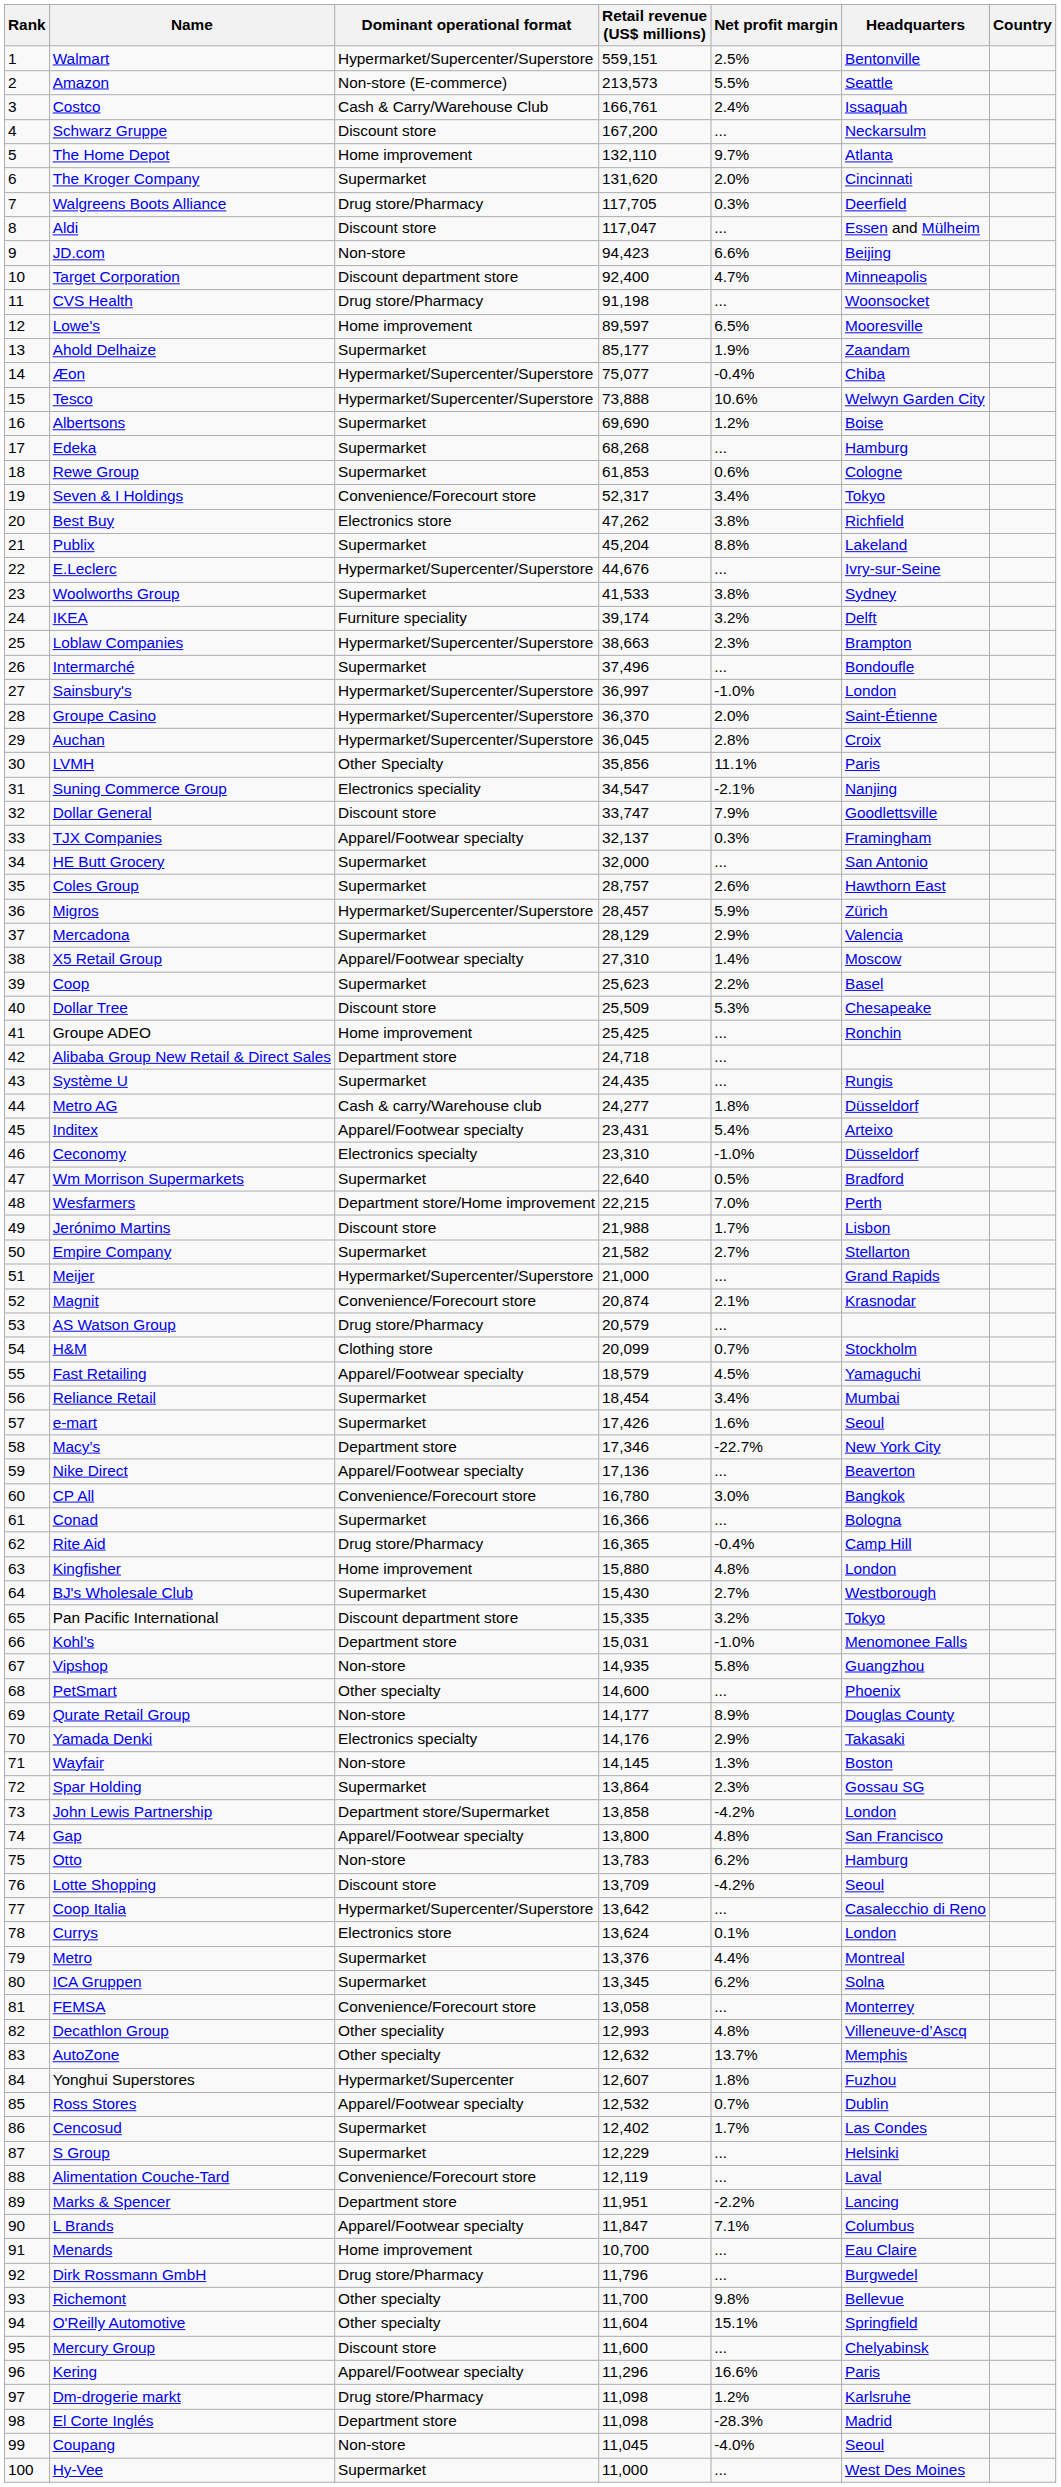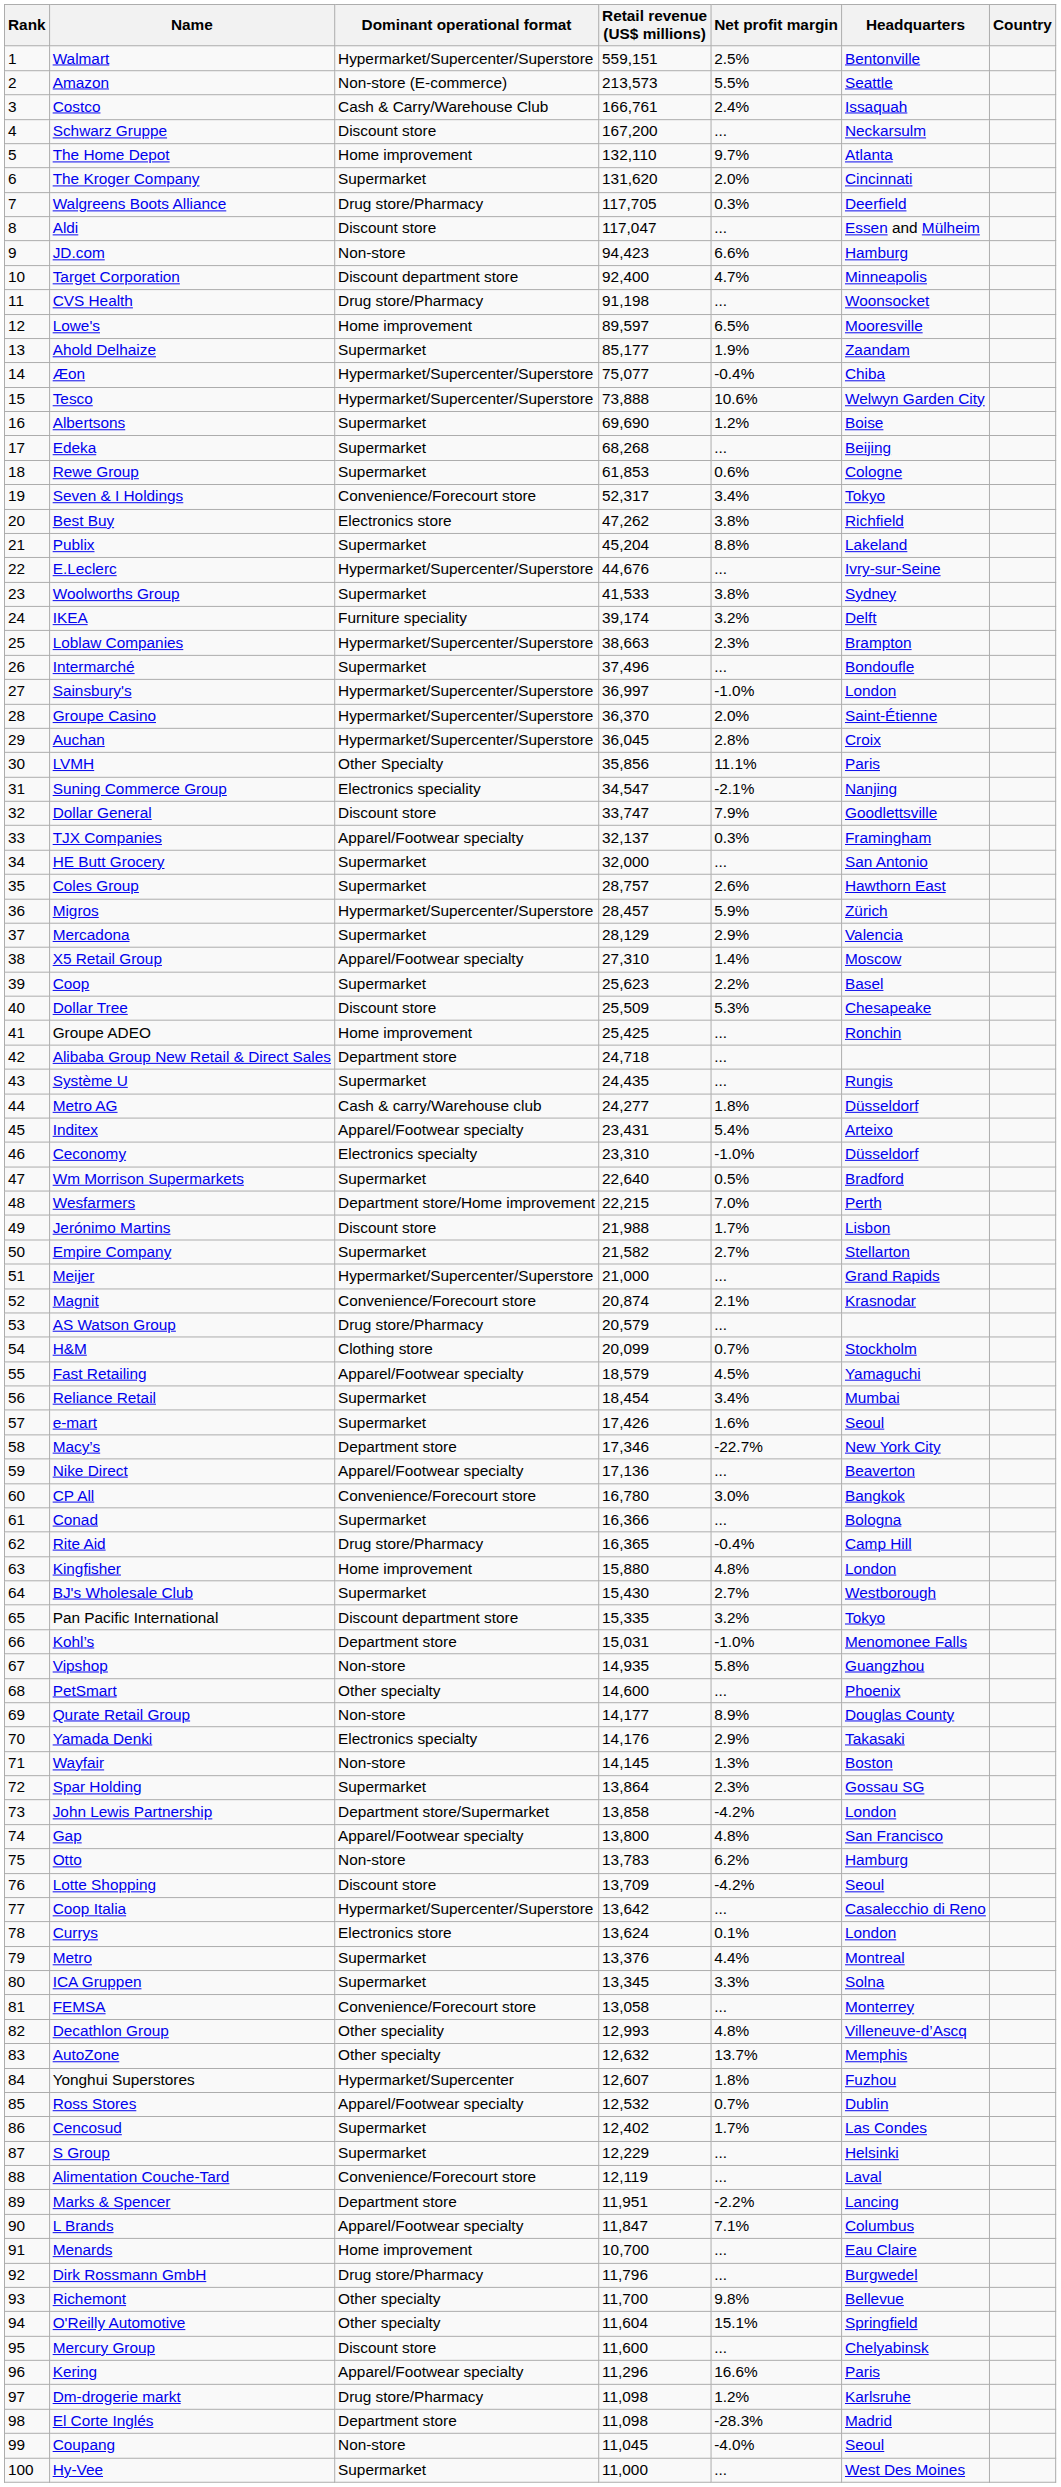(868, 253) Beijing -> (877, 253) Hamburg
(877, 448) Hamburg -> (868, 448) Beijing
(732, 1982) 6.2% -> (732, 1982) 3.3%
